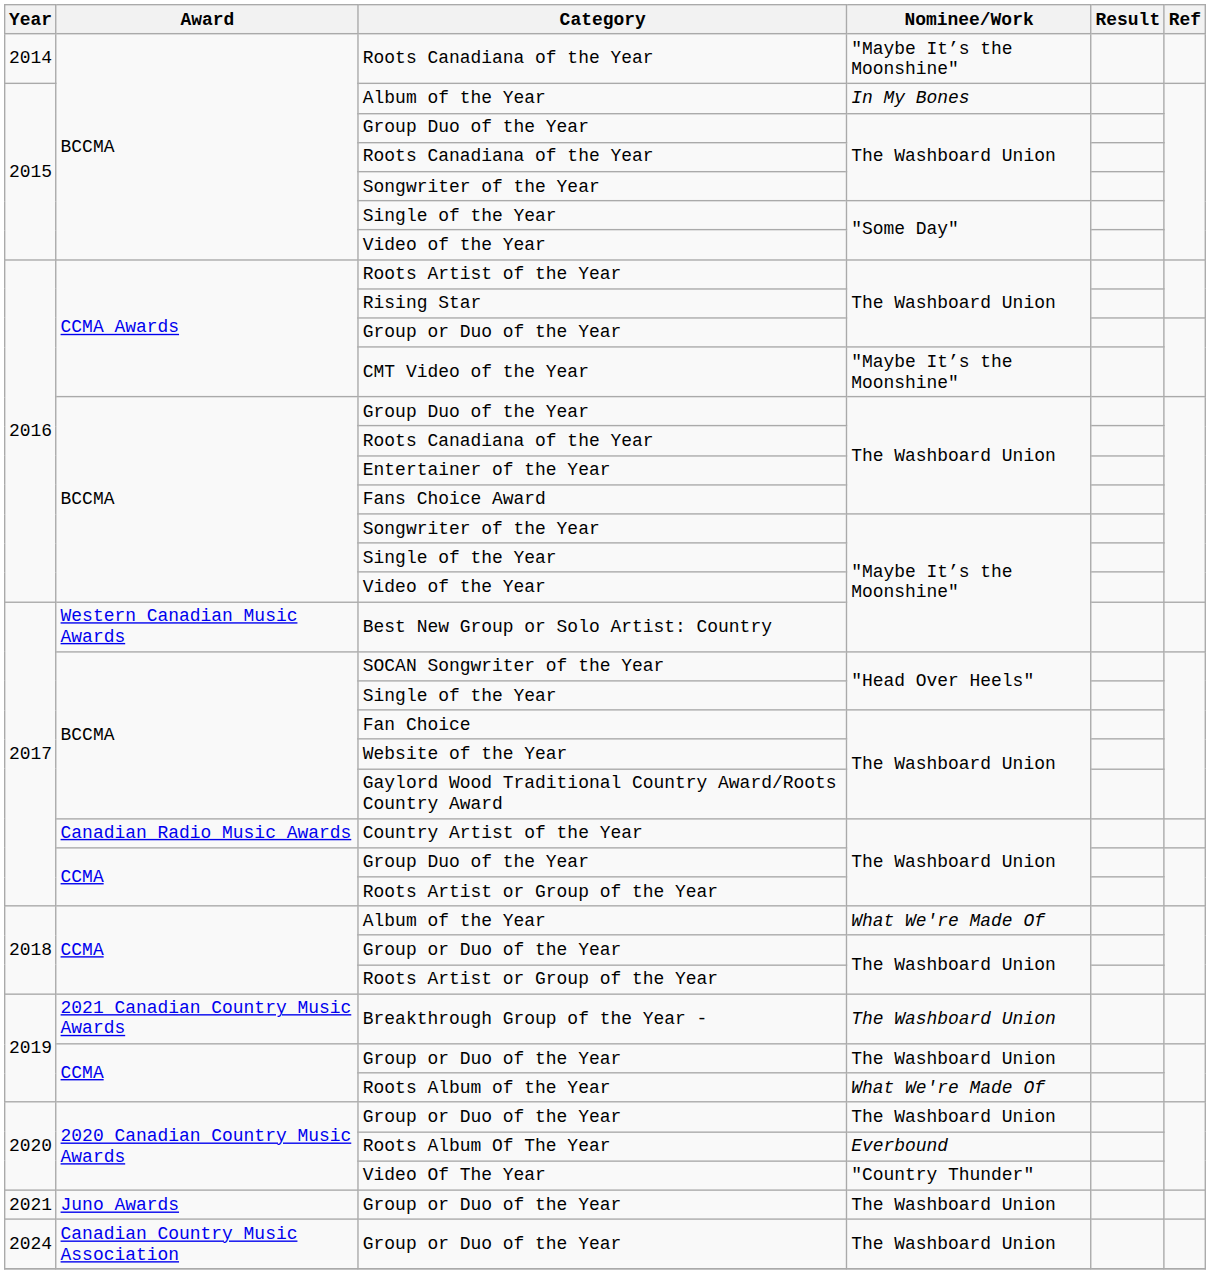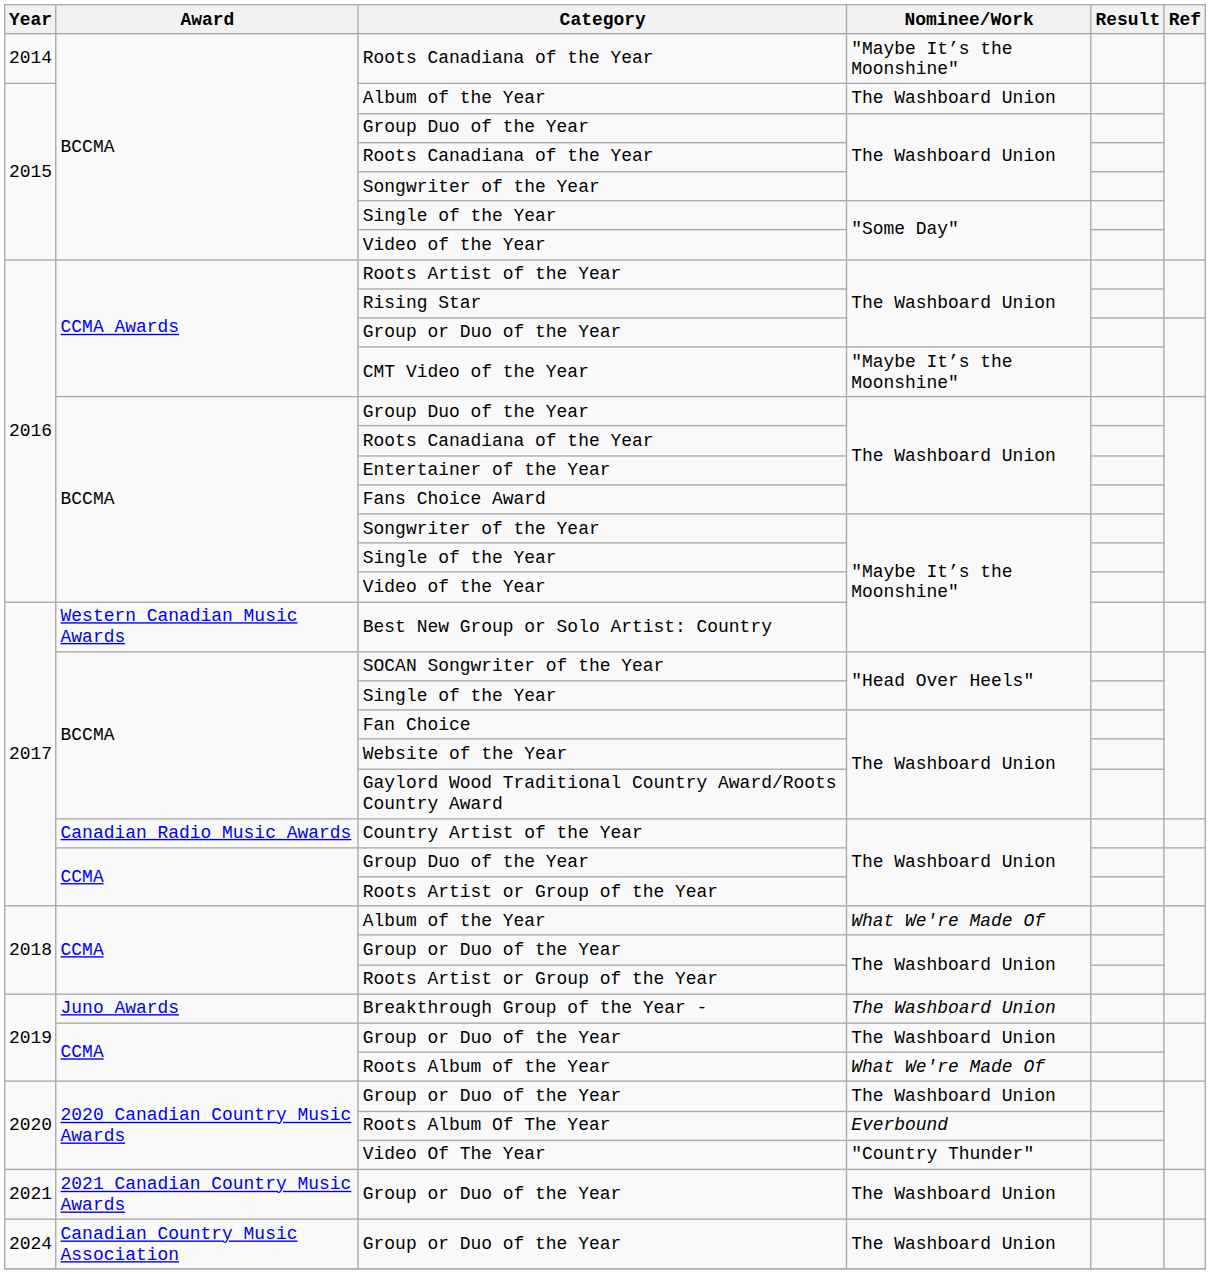(910, 98) In My Bones -> (953, 98) The Washboard Union
(206, 1019) 2021 Canadian Country Music Awards -> (120, 1009) Juno Awards
(120, 1205) Juno Awards -> (206, 1194) 2021 Canadian Country Music Awards
